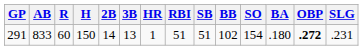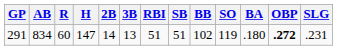- column: (153, 14)
(42, 34) 833 -> (42, 34) 834
(86, 34) 150 -> (86, 34) 147
(253, 34) 154 -> (228, 34) 119
